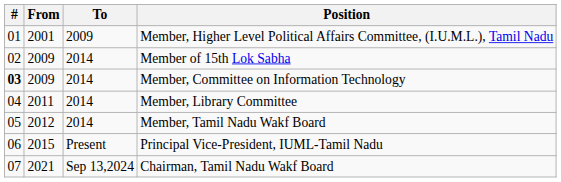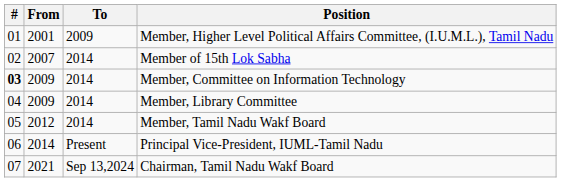(41, 58) 2009 -> (41, 58) 2007
(41, 101) 2011 -> (41, 101) 2009
(41, 144) 2015 -> (41, 144) 2014
